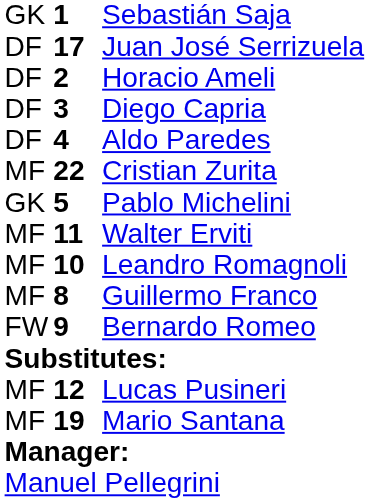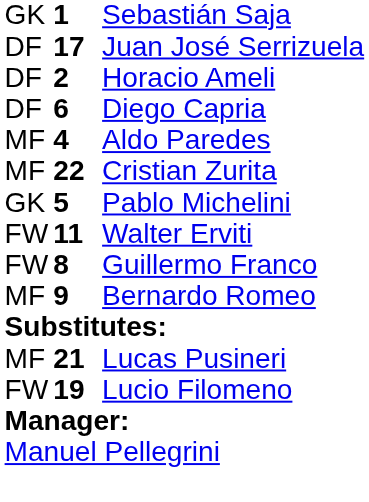(61, 108) 3 -> (61, 108) 6
(23, 139) DF -> (25, 139) MF
(25, 233) MF -> (26, 233) FW
- row: (225, 264)
(25, 295) MF -> (26, 264) FW
(26, 327) FW -> (25, 295) MF
(69, 389) 12 -> (69, 358) 21
- row: (193, 420)
+ row: (197, 389)
